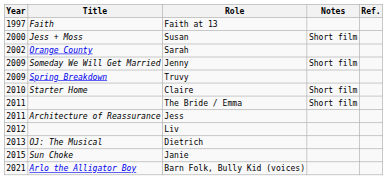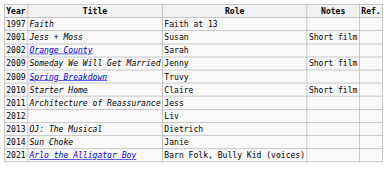(16, 37) 2000 -> (16, 37) 2001
- row: (203, 103)
(16, 155) 2015 -> (16, 142) 2014
